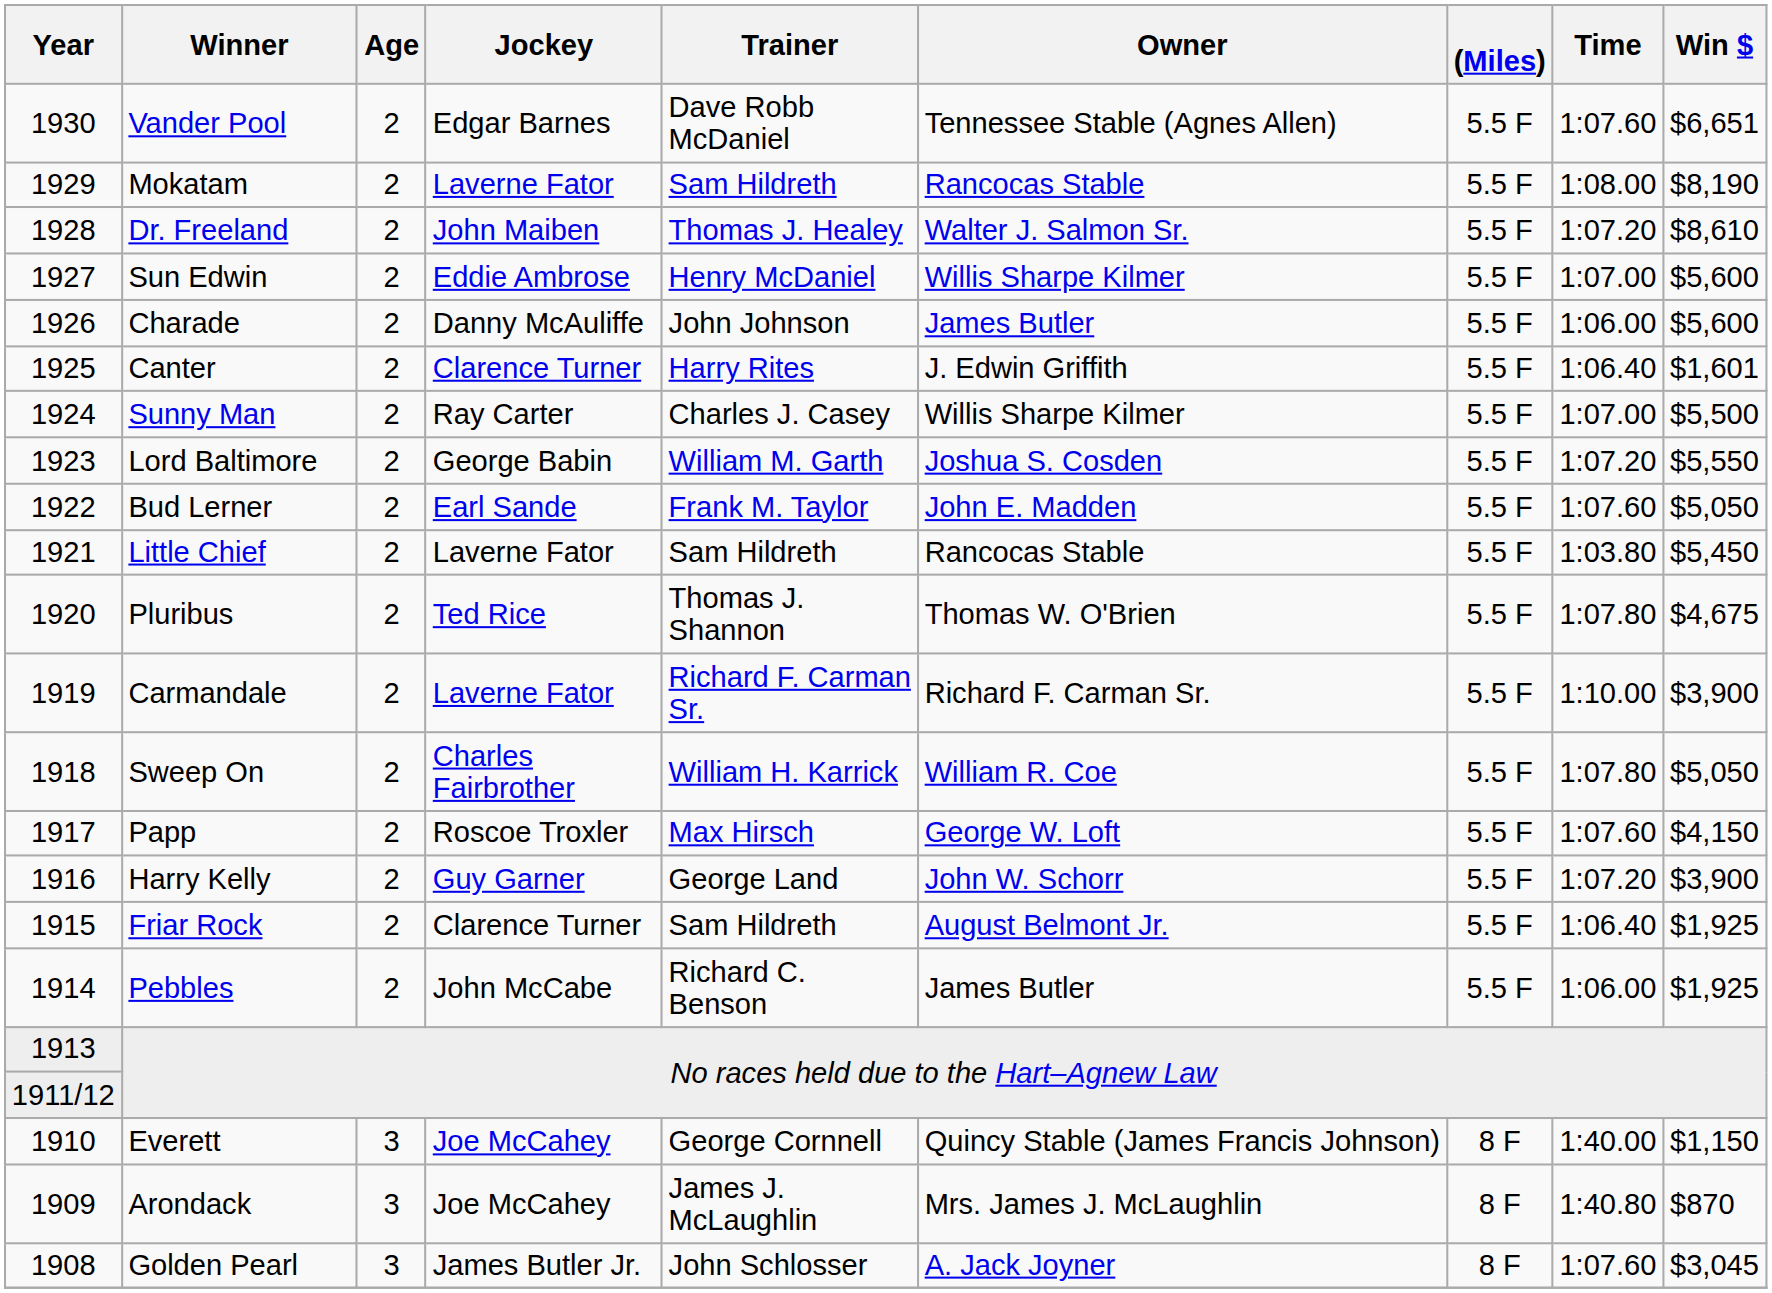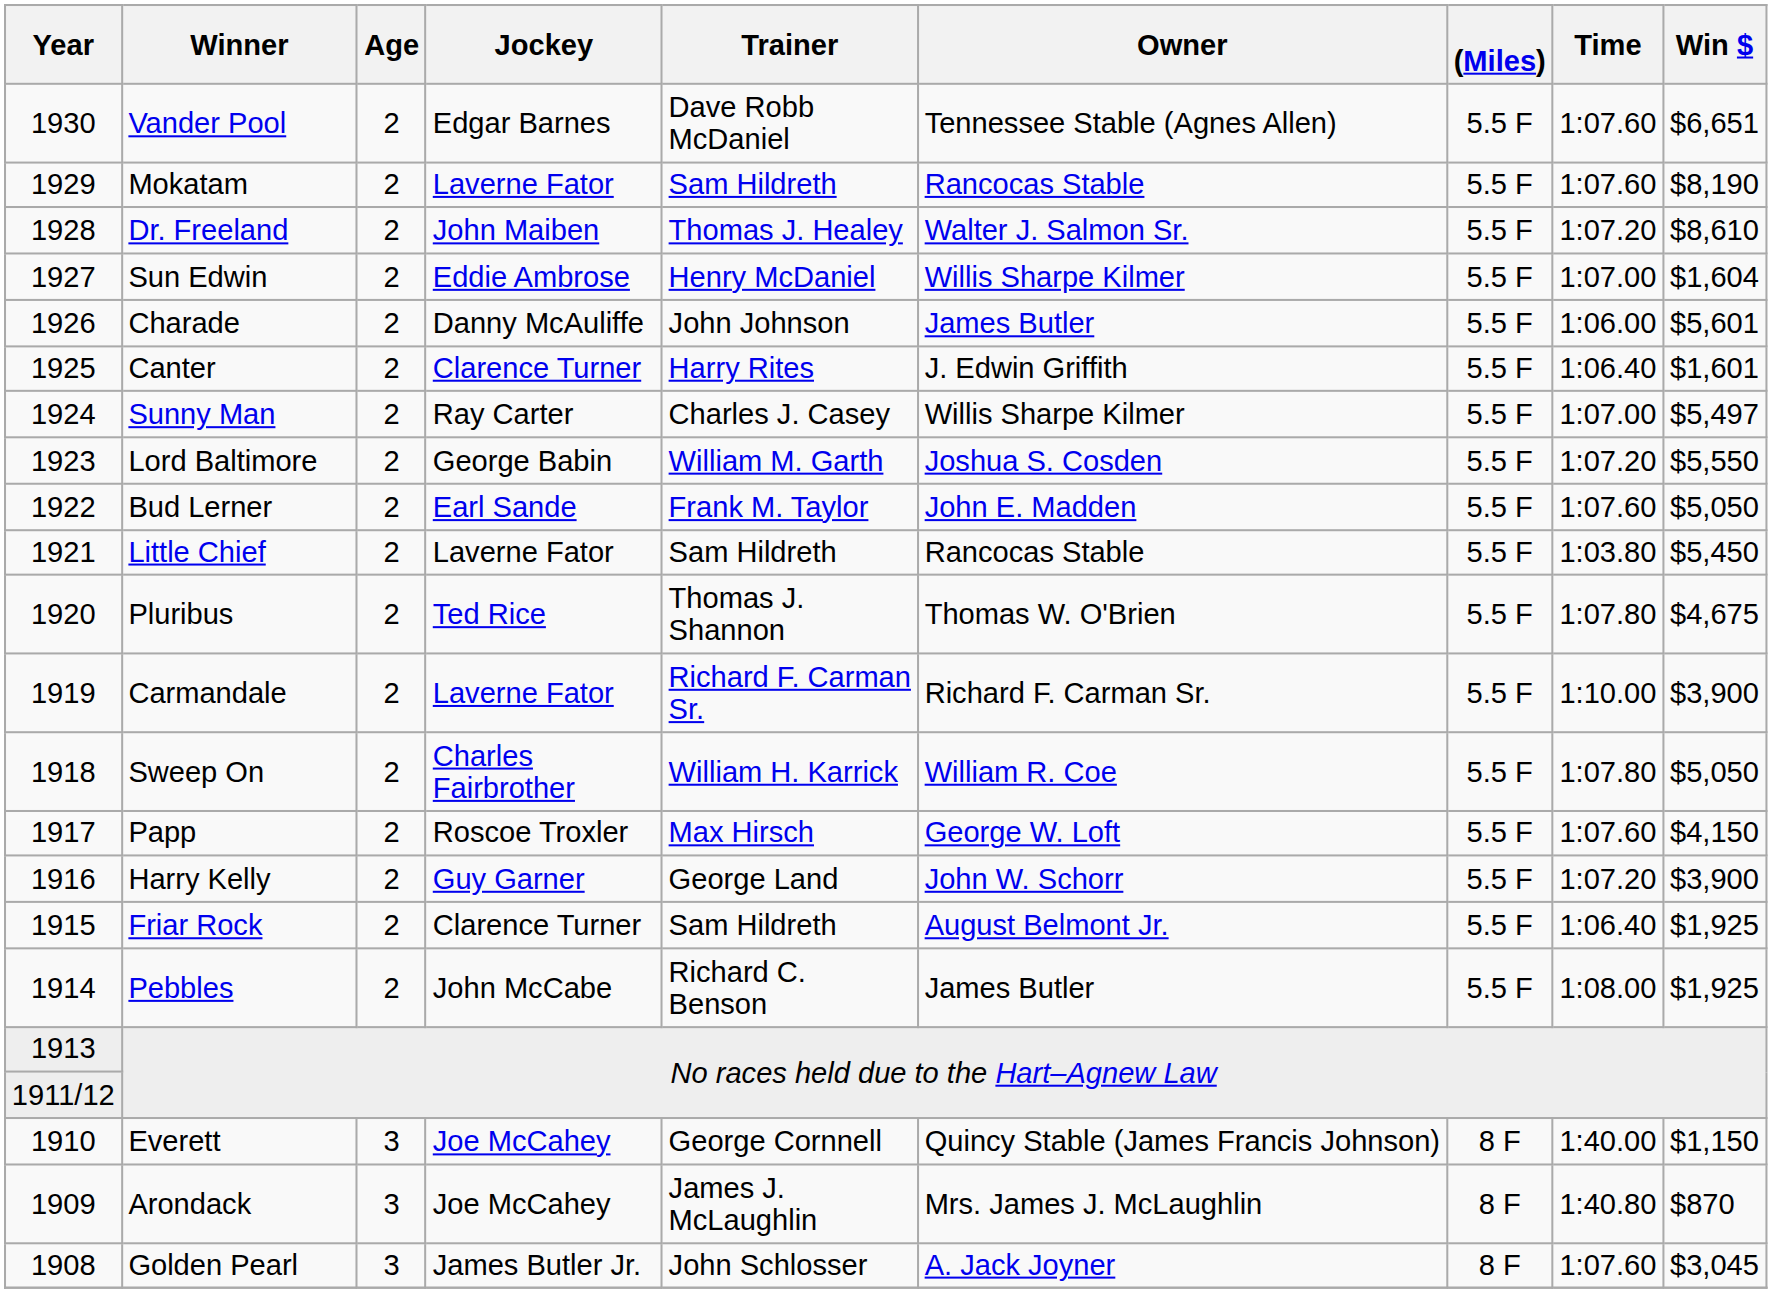(1608, 185) 1:08.00 -> (1608, 185) 1:07.60
(1714, 277) $5,600 -> (1714, 277) $1,604
(1714, 323) $5,600 -> (1714, 323) $5,601
(1714, 415) $5,500 -> (1714, 415) $5,497
(1608, 987) 1:06.00 -> (1608, 987) 1:08.00
